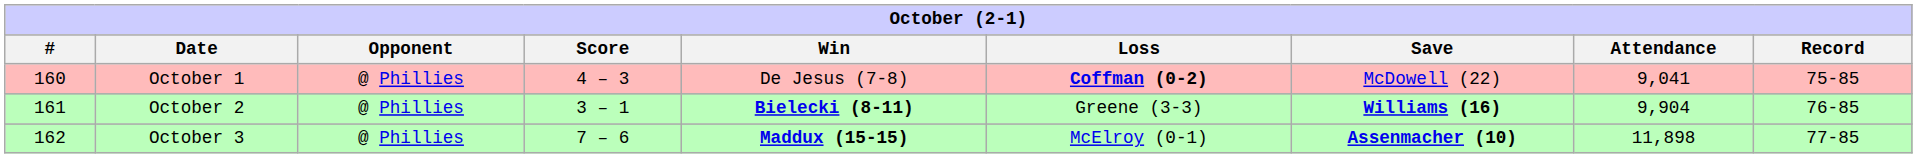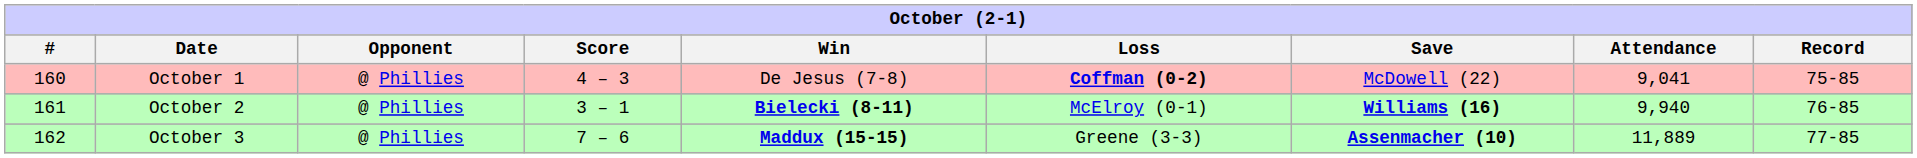(1139, 109) Greene (3-3) -> (1139, 109) McElroy (0-1)
(1664, 109) 9,904 -> (1664, 109) 9,940
(1139, 138) McElroy (0-1) -> (1139, 138) Greene (3-3)
(1664, 138) 11,898 -> (1664, 138) 11,889
